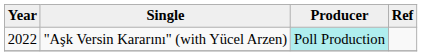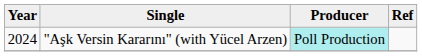(22, 39) 2022 -> (22, 39) 2024
